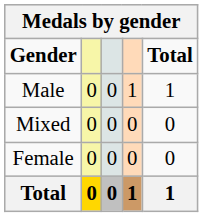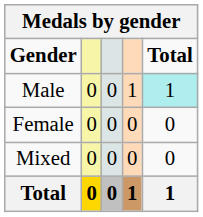(170, 89) no background -> (170, 89) paleturquoise background
rows swapped: (43, 158) <-> (43, 124)
